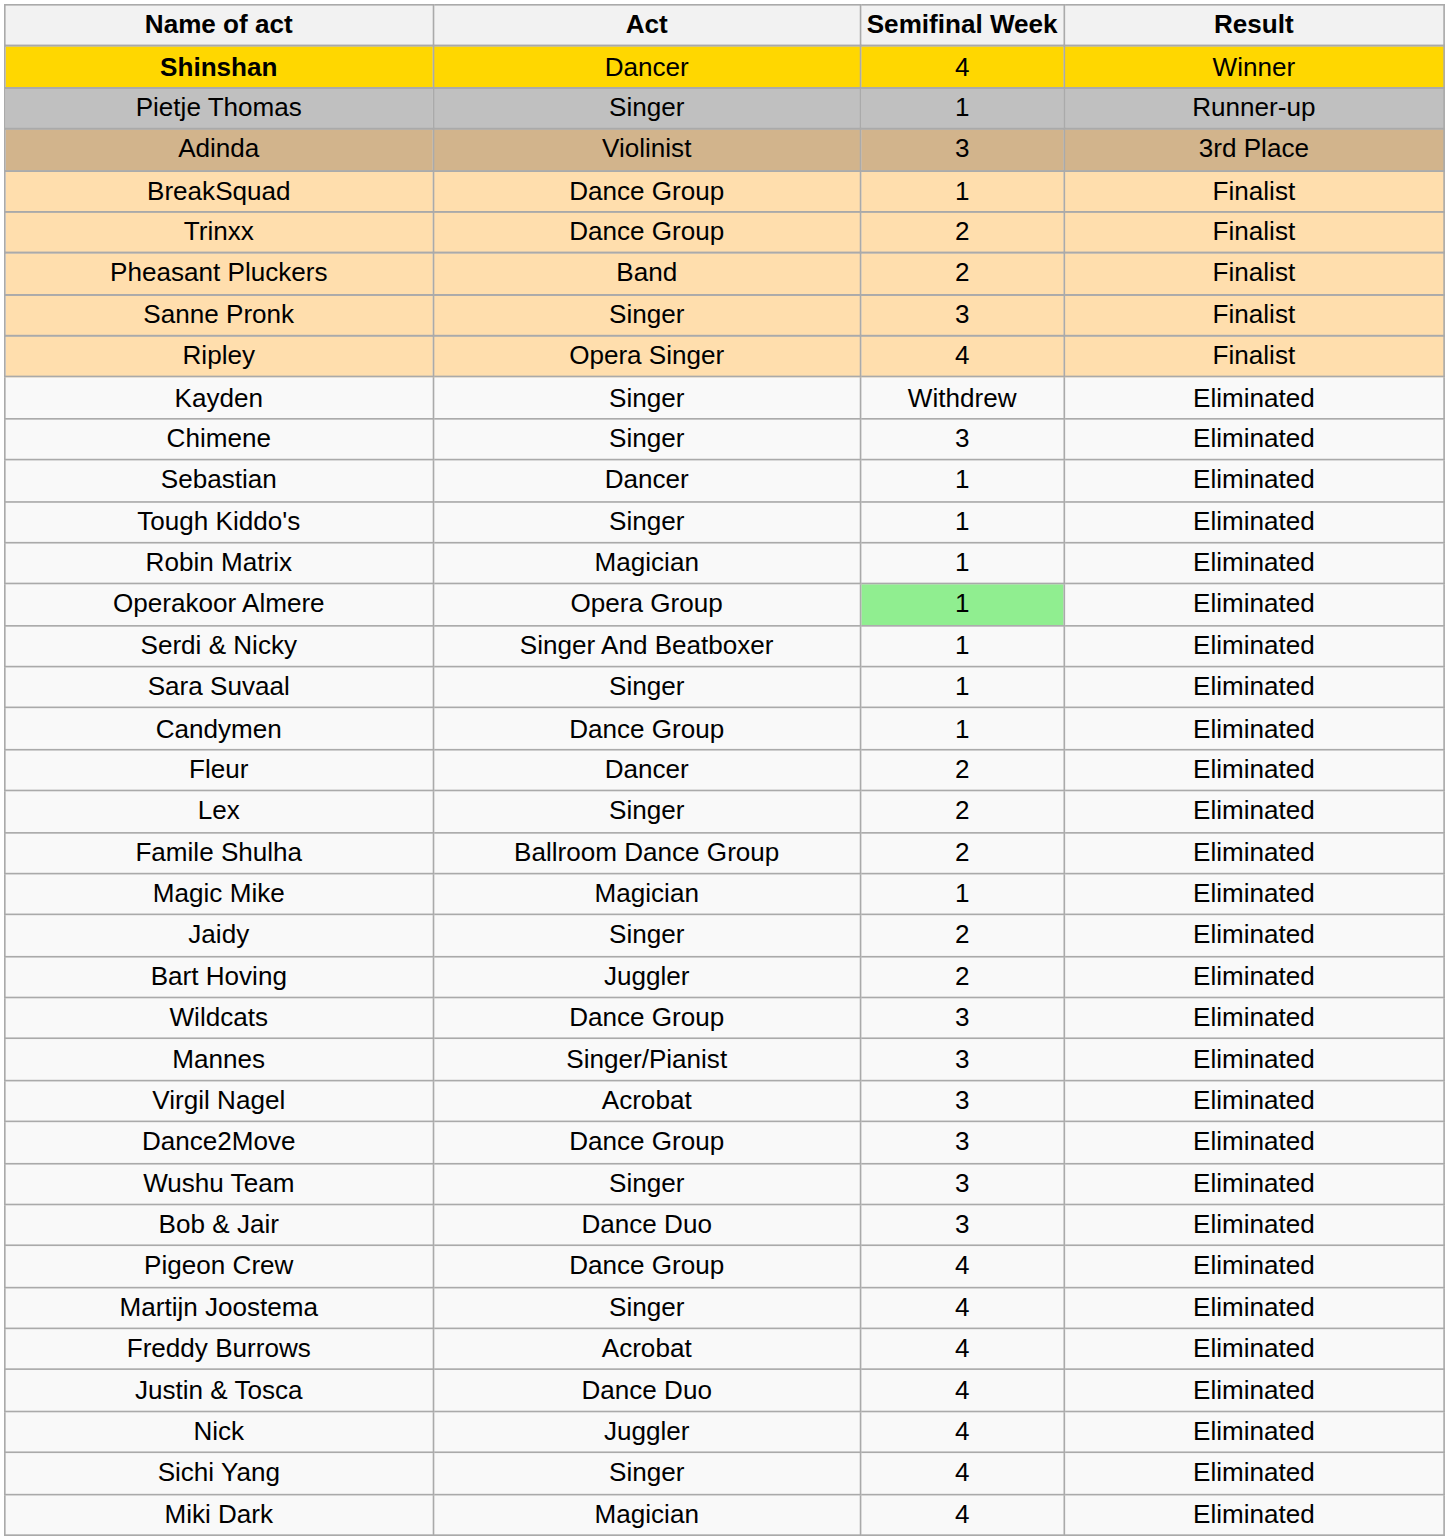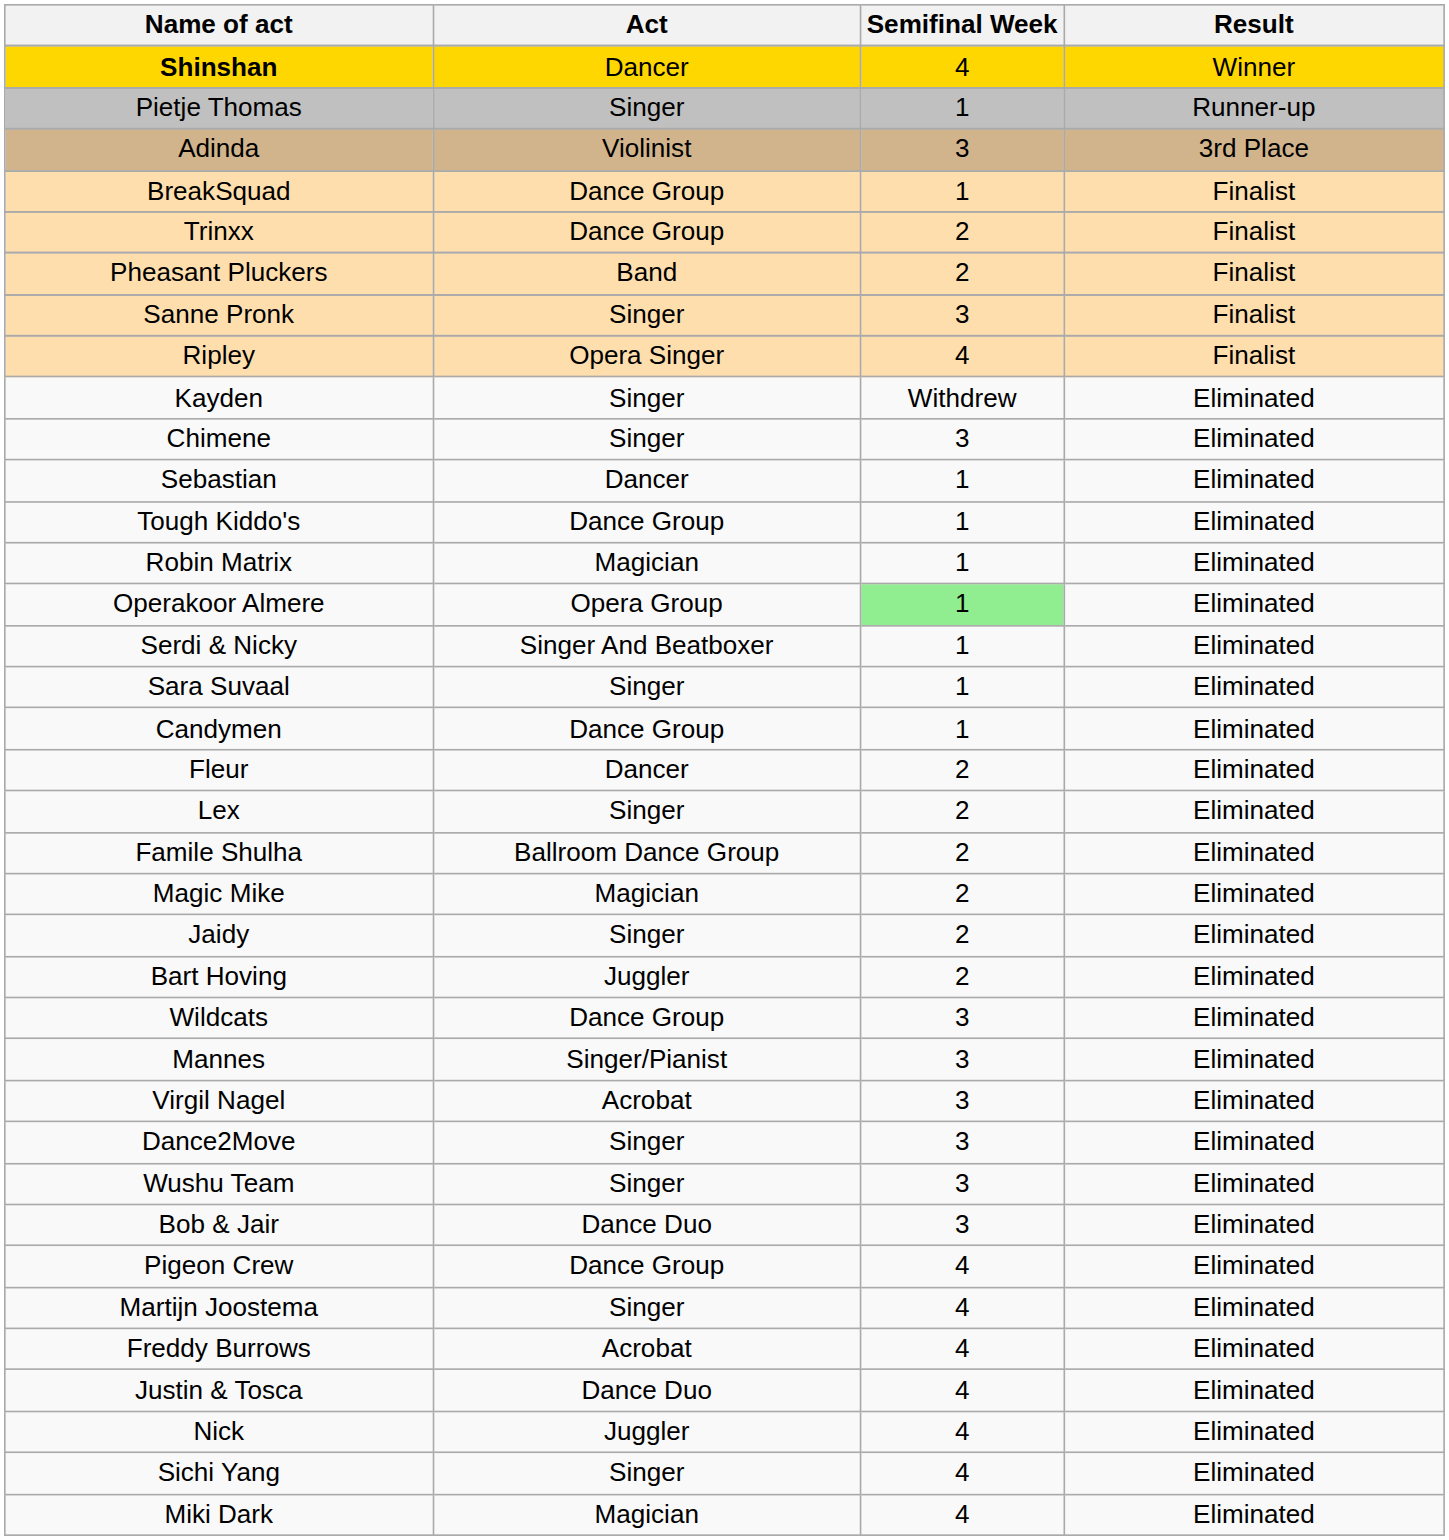(647, 521) Singer -> (647, 521) Dance Group
(962, 893) 1 -> (962, 893) 2
(647, 1141) Dance Group -> (647, 1141) Singer
